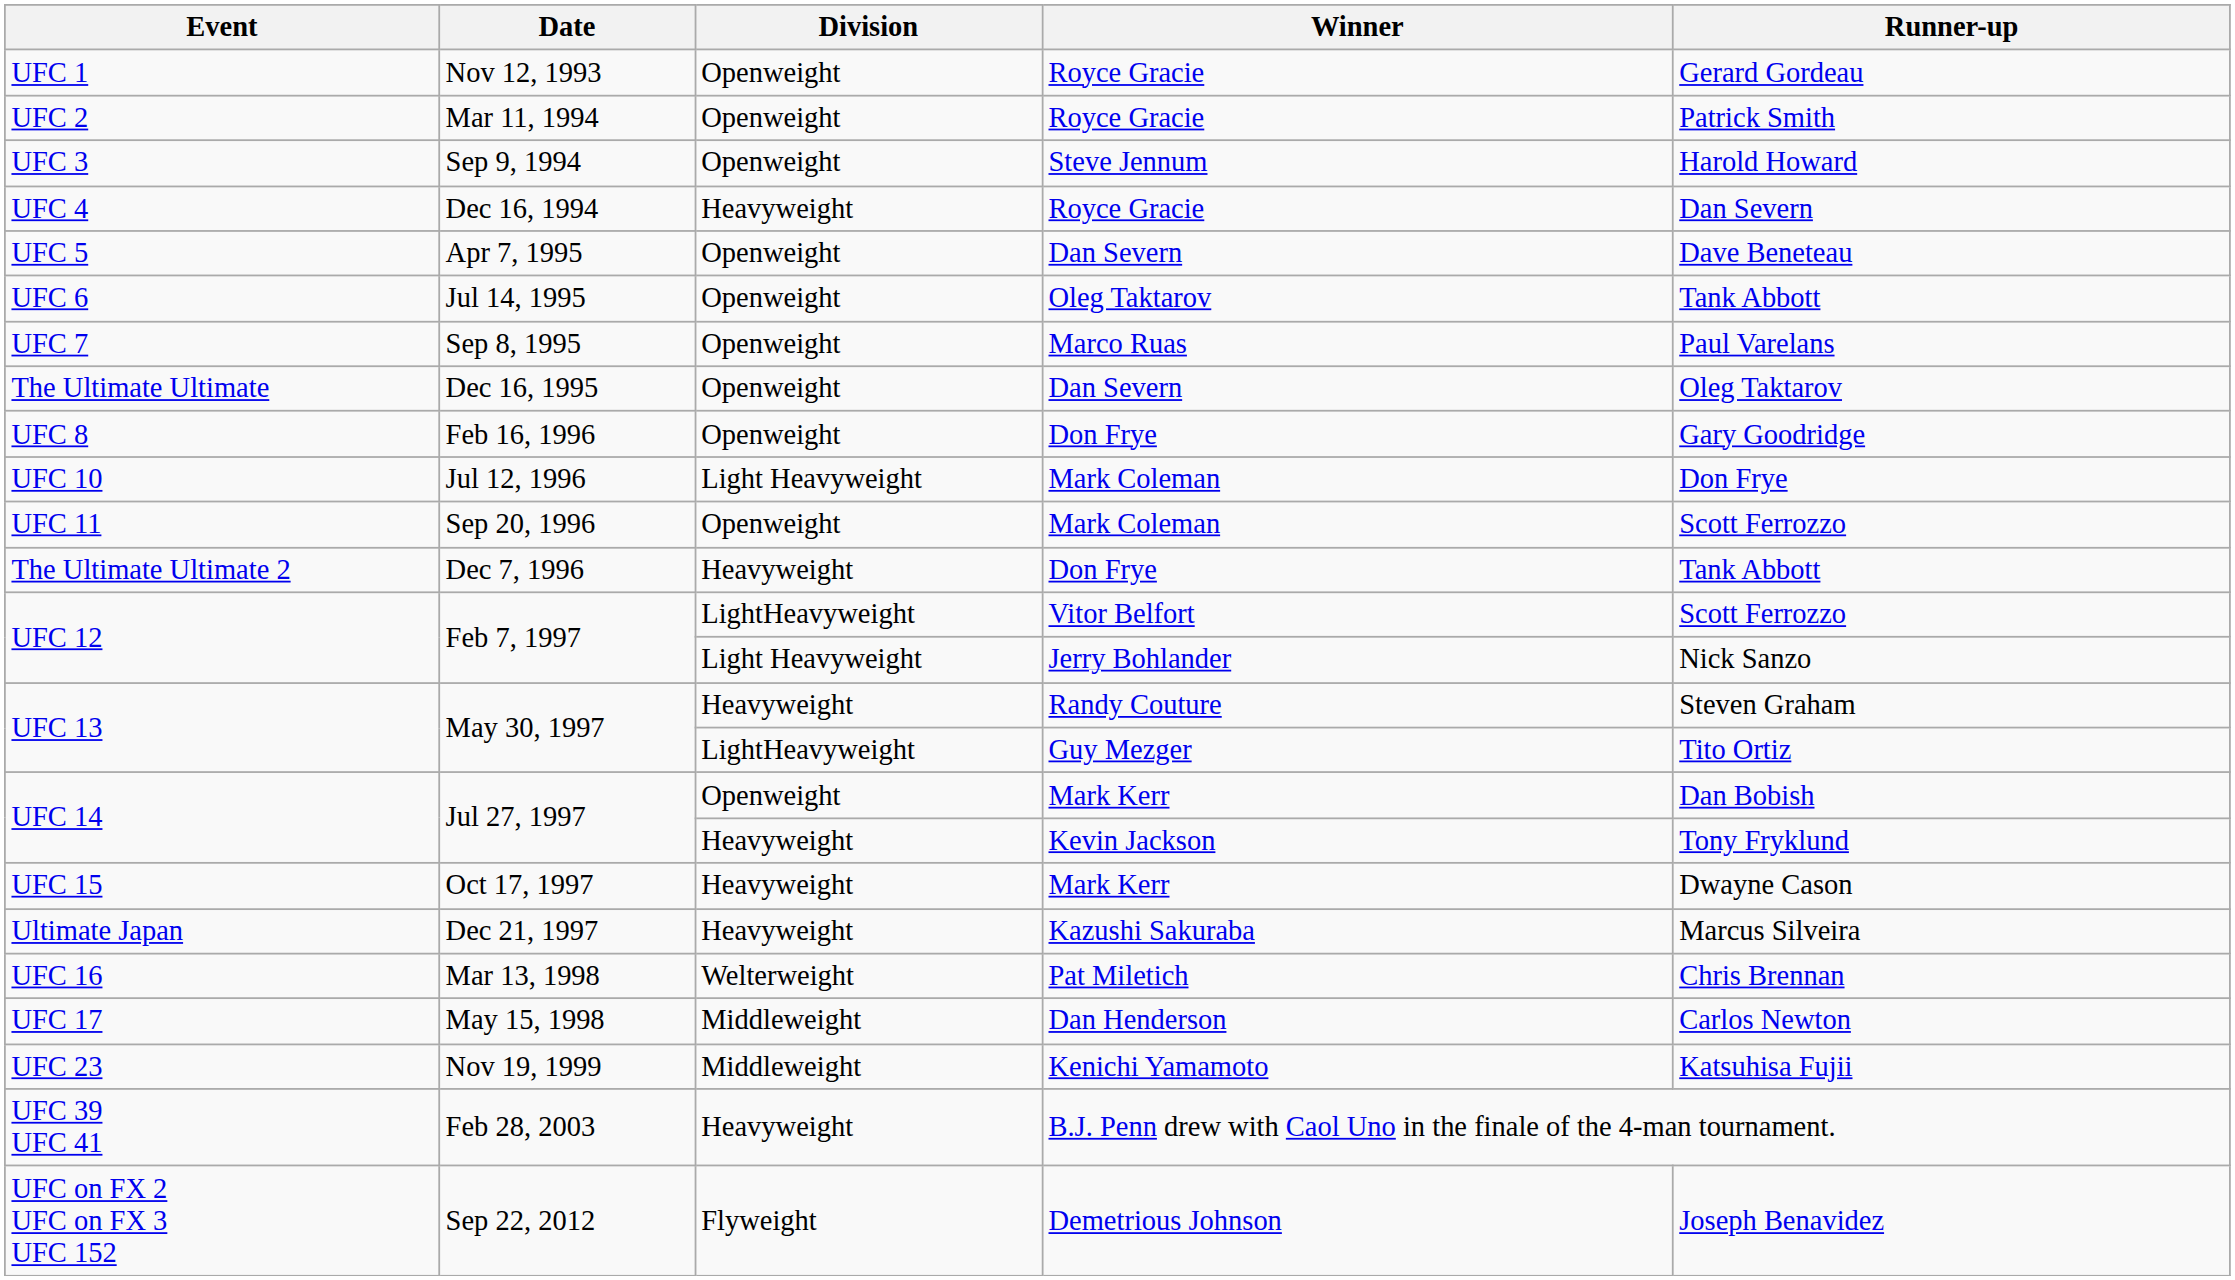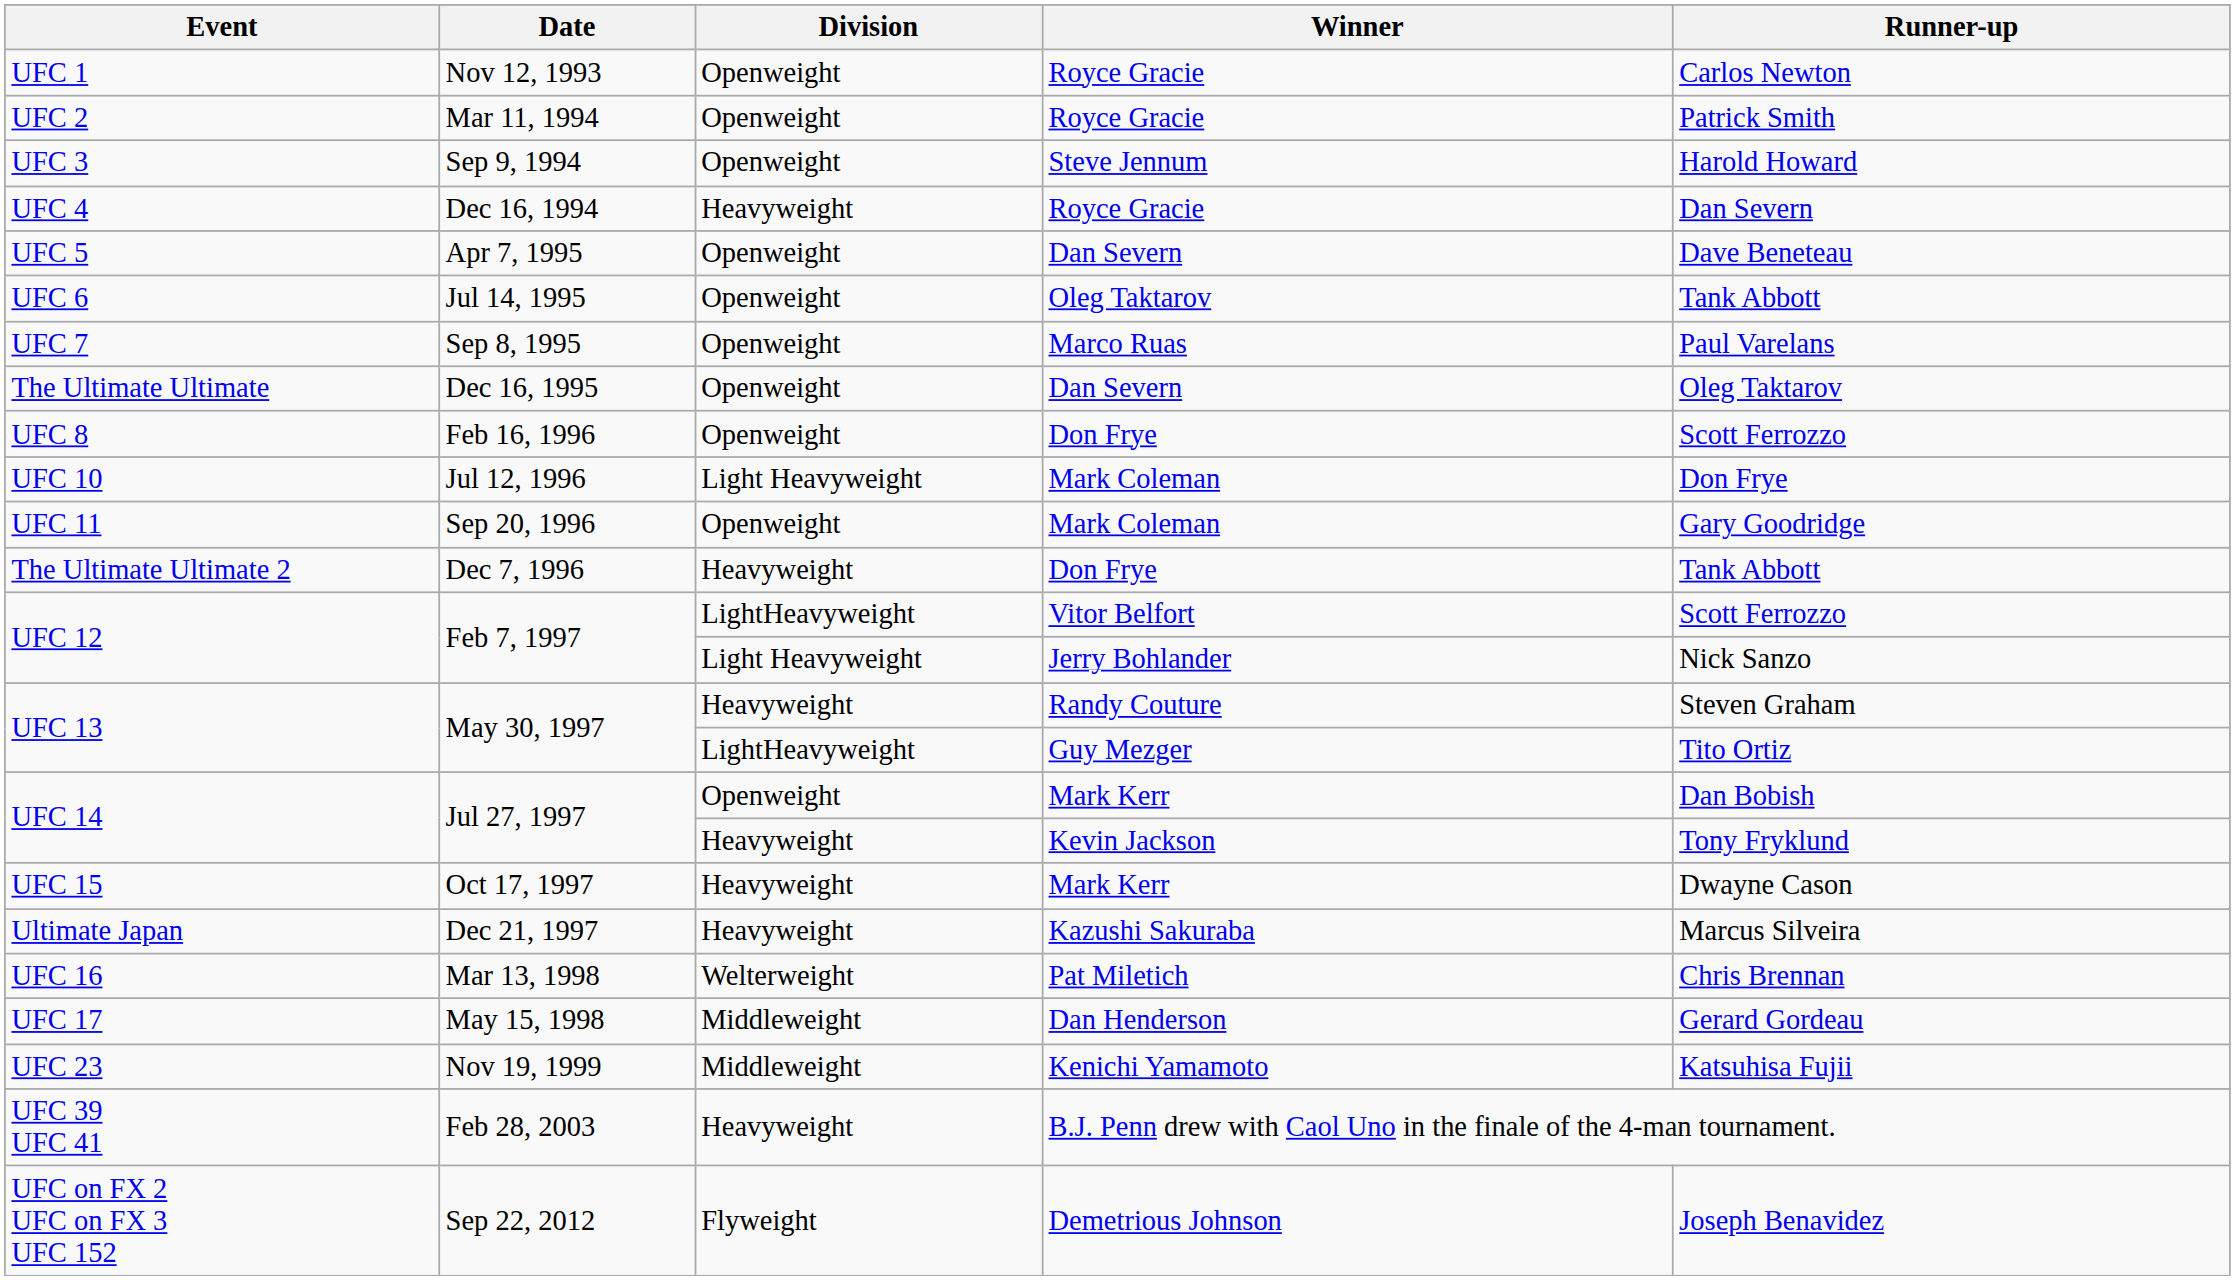(1771, 72) Gerard Gordeau -> (1765, 72) Carlos Newton
(1772, 433) Gary Goodridge -> (1763, 433) Scott Ferrozzo
(1763, 523) Scott Ferrozzo -> (1772, 523) Gary Goodridge
(1765, 1020) Carlos Newton -> (1771, 1020) Gerard Gordeau
